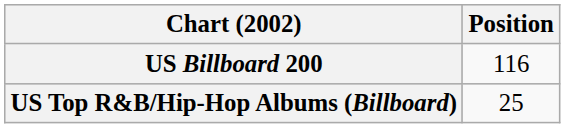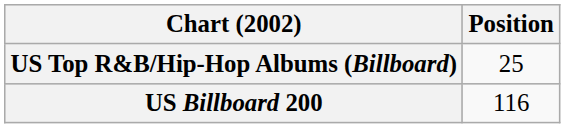rows swapped: (234, 63) <-> (234, 102)
